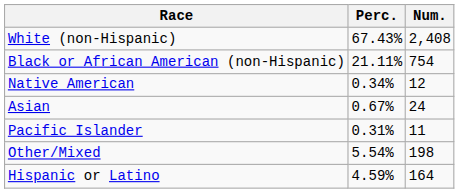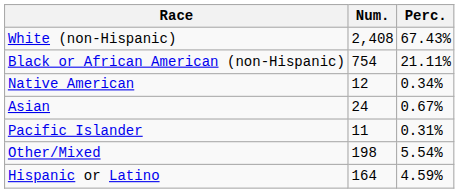columns swapped: (430, 16) <-> (377, 16)
